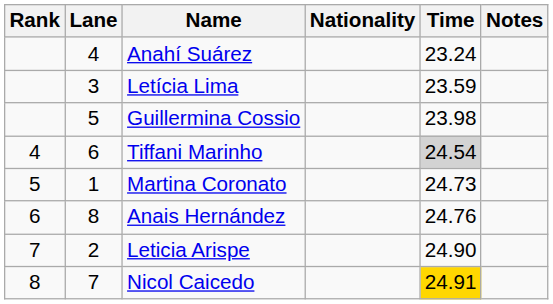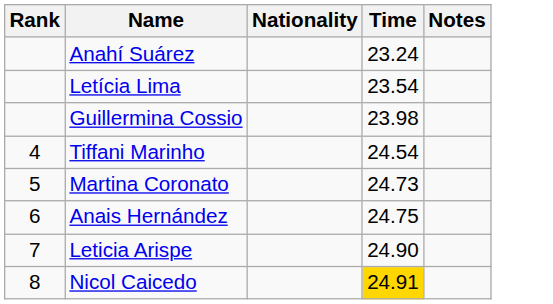- column: (93, 20)
(451, 86) 23.59 -> (393, 86) 23.54
(451, 151) lightgrey background -> (393, 151) no background
(451, 217) 24.76 -> (393, 217) 24.75
